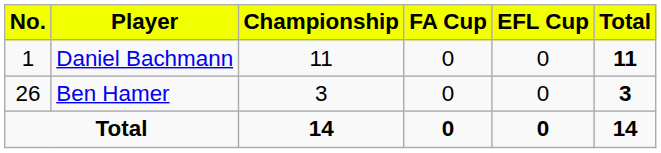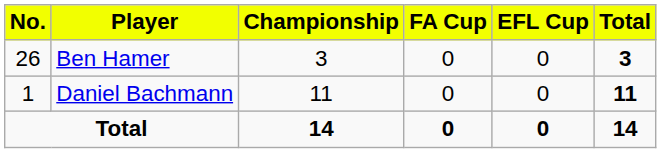rows swapped: (145, 57) <-> (113, 93)
